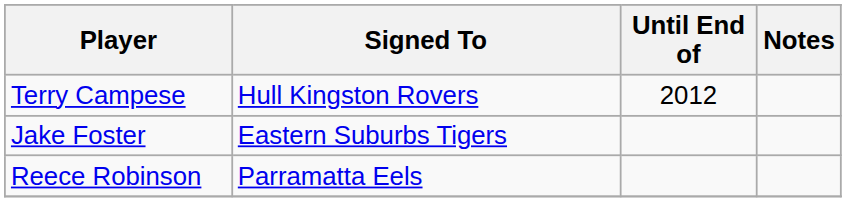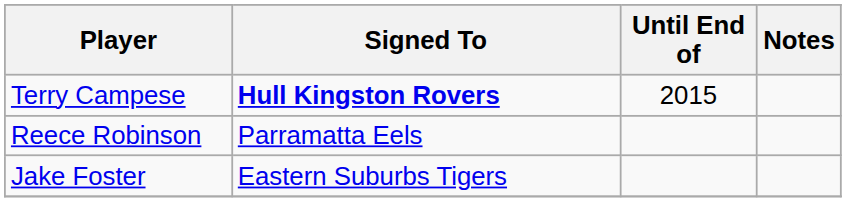(358, 95) normal -> (369, 95) bold
(688, 95) 2012 -> (688, 95) 2015
rows swapped: (78, 136) <-> (106, 176)
